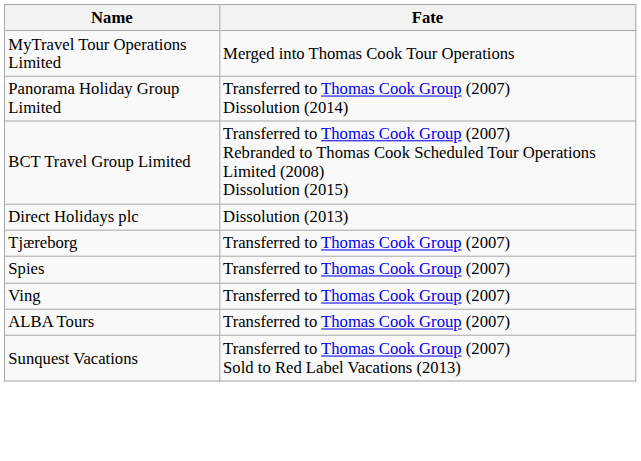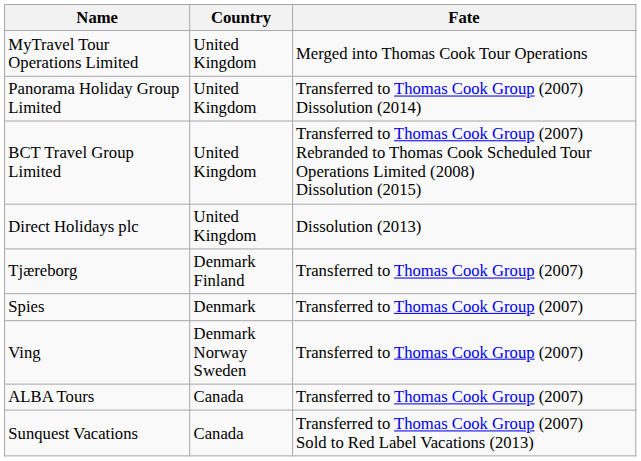+ column: (241, 17)
